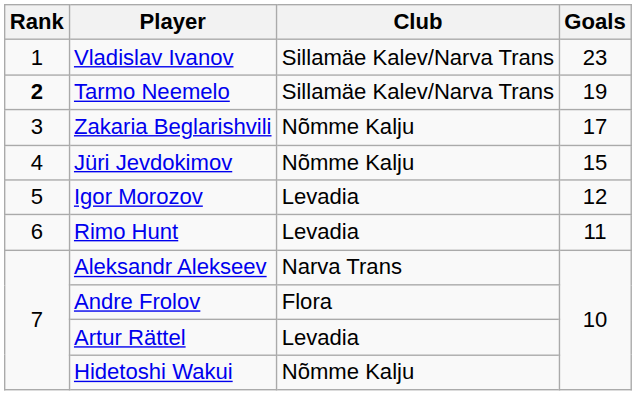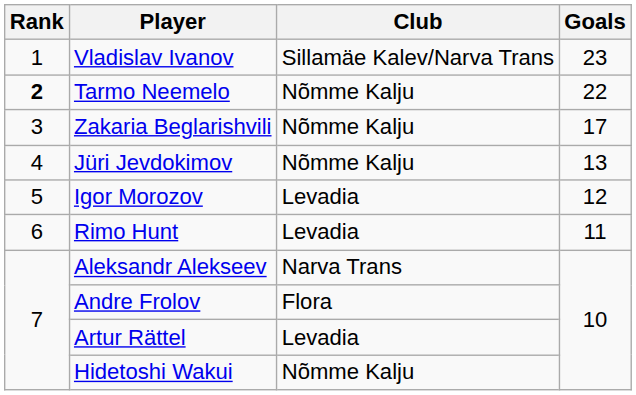(418, 92) Sillamäe Kalev/Narva Trans -> (348, 92) Nõmme Kalju
(595, 92) 19 -> (595, 92) 22
(595, 162) 15 -> (595, 162) 13
